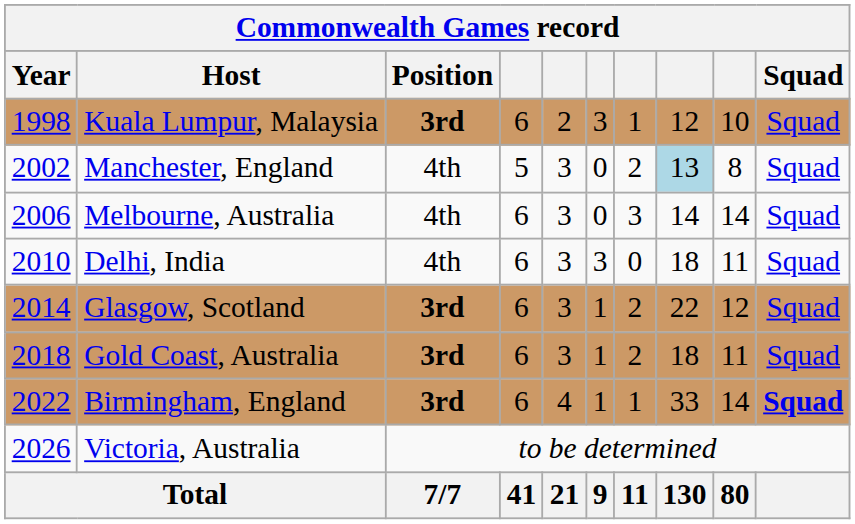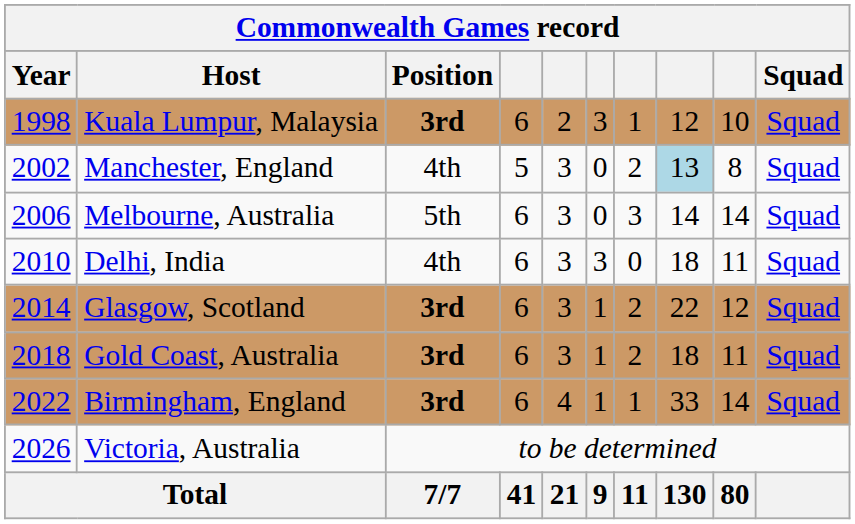(442, 214) 4th -> (442, 214) 5th
(803, 401) bold -> (803, 401) normal
